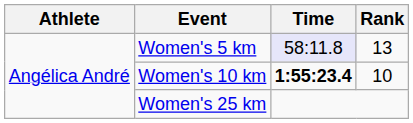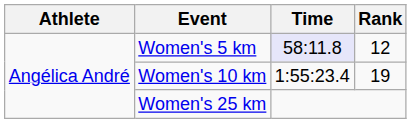(382, 48) 13 -> (380, 48) 12
(313, 76) bold -> (312, 76) normal
(382, 76) 10 -> (380, 76) 19
